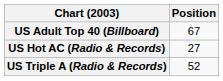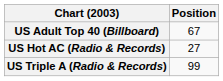(194, 66) 52 -> (194, 66) 99
